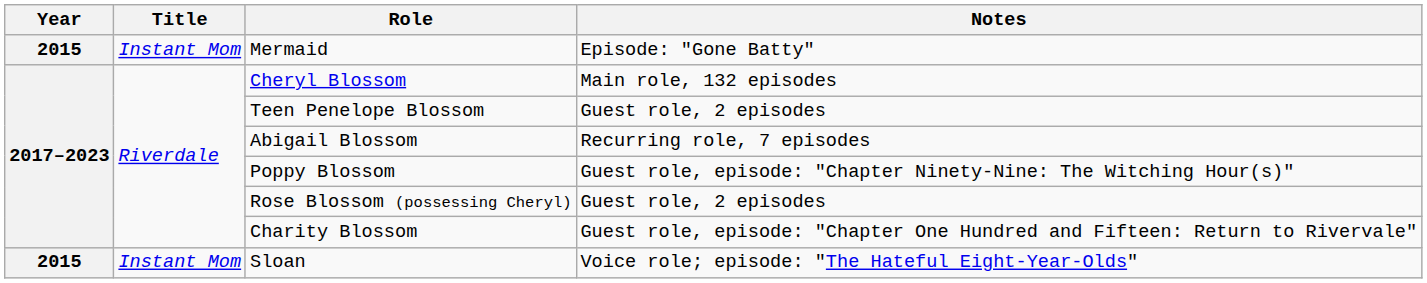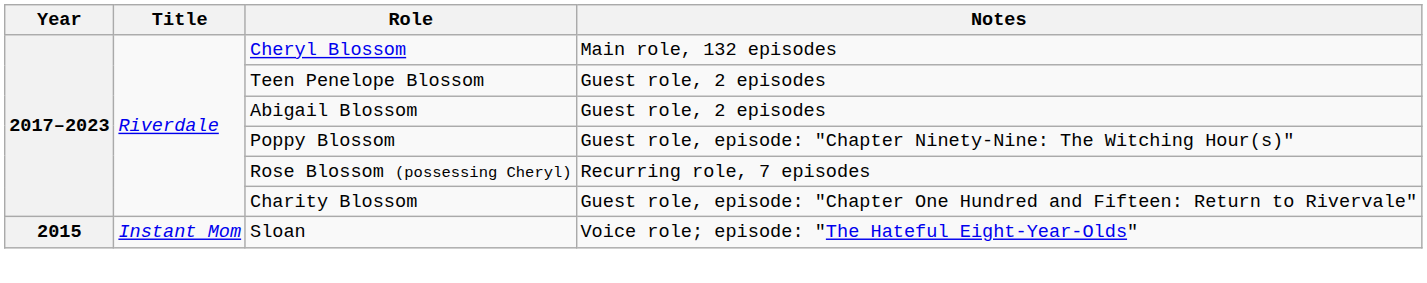- row: (289, 50)
(725, 141) Recurring role, 7 episodes -> (703, 111) Guest role, 2 episodes
(703, 202) Guest role, 2 episodes -> (725, 171) Recurring role, 7 episodes
